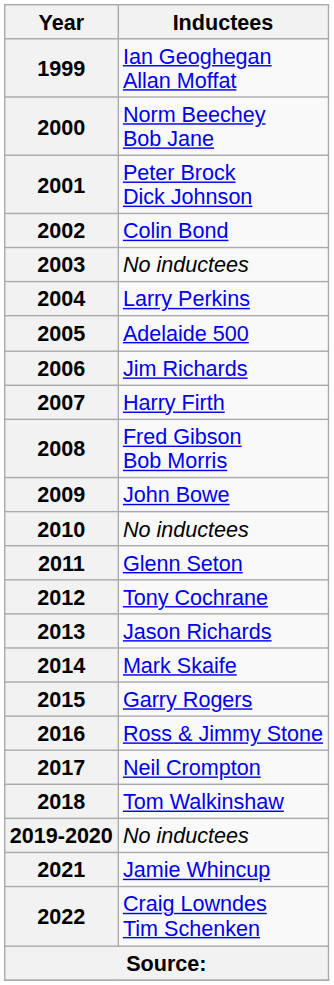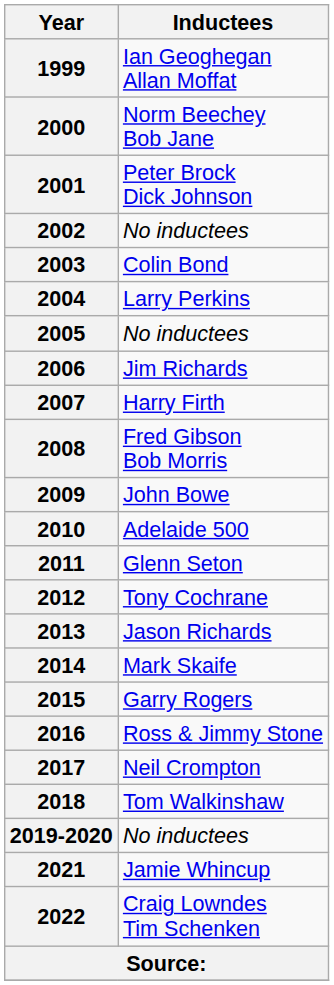(176, 231) Colin Bond -> (186, 231) No inductees
(186, 265) No inductees -> (176, 265) Colin Bond
(186, 334) Adelaide 500 -> (186, 334) No inductees
(186, 529) No inductees -> (186, 529) Adelaide 500
